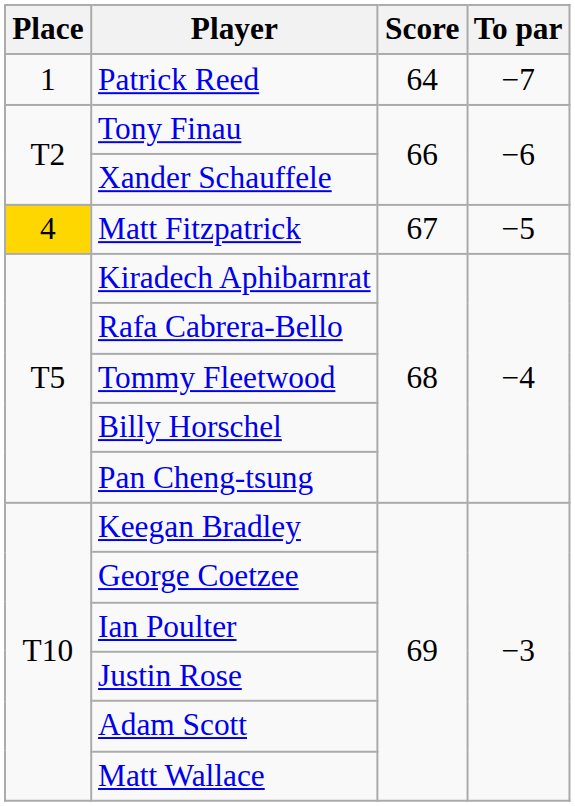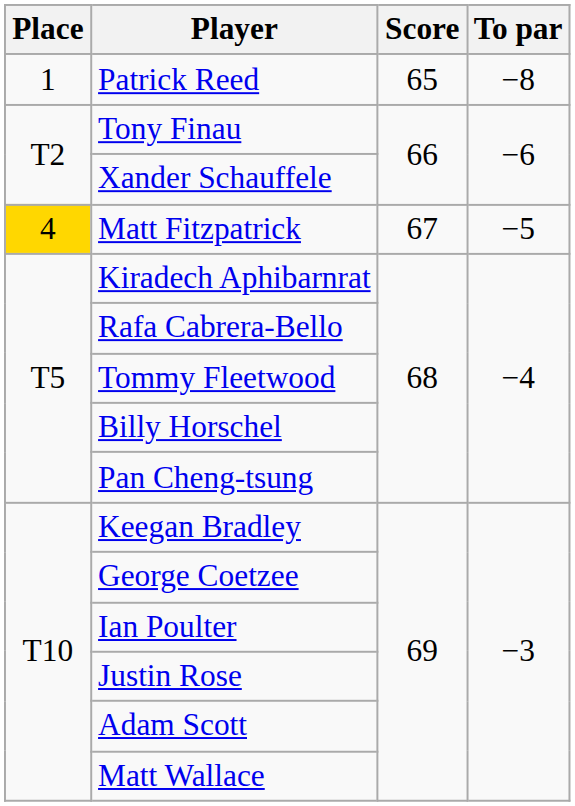(422, 79) 64 -> (422, 79) 65
(518, 79) −7 -> (518, 79) −8
